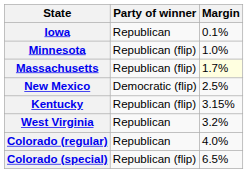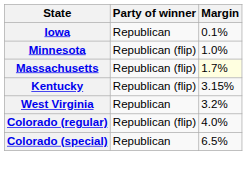- row: (57, 86)
(142, 141) Republican -> (154, 123) Republican (flip)
(154, 159) Republican (flip) -> (142, 141) Republican
